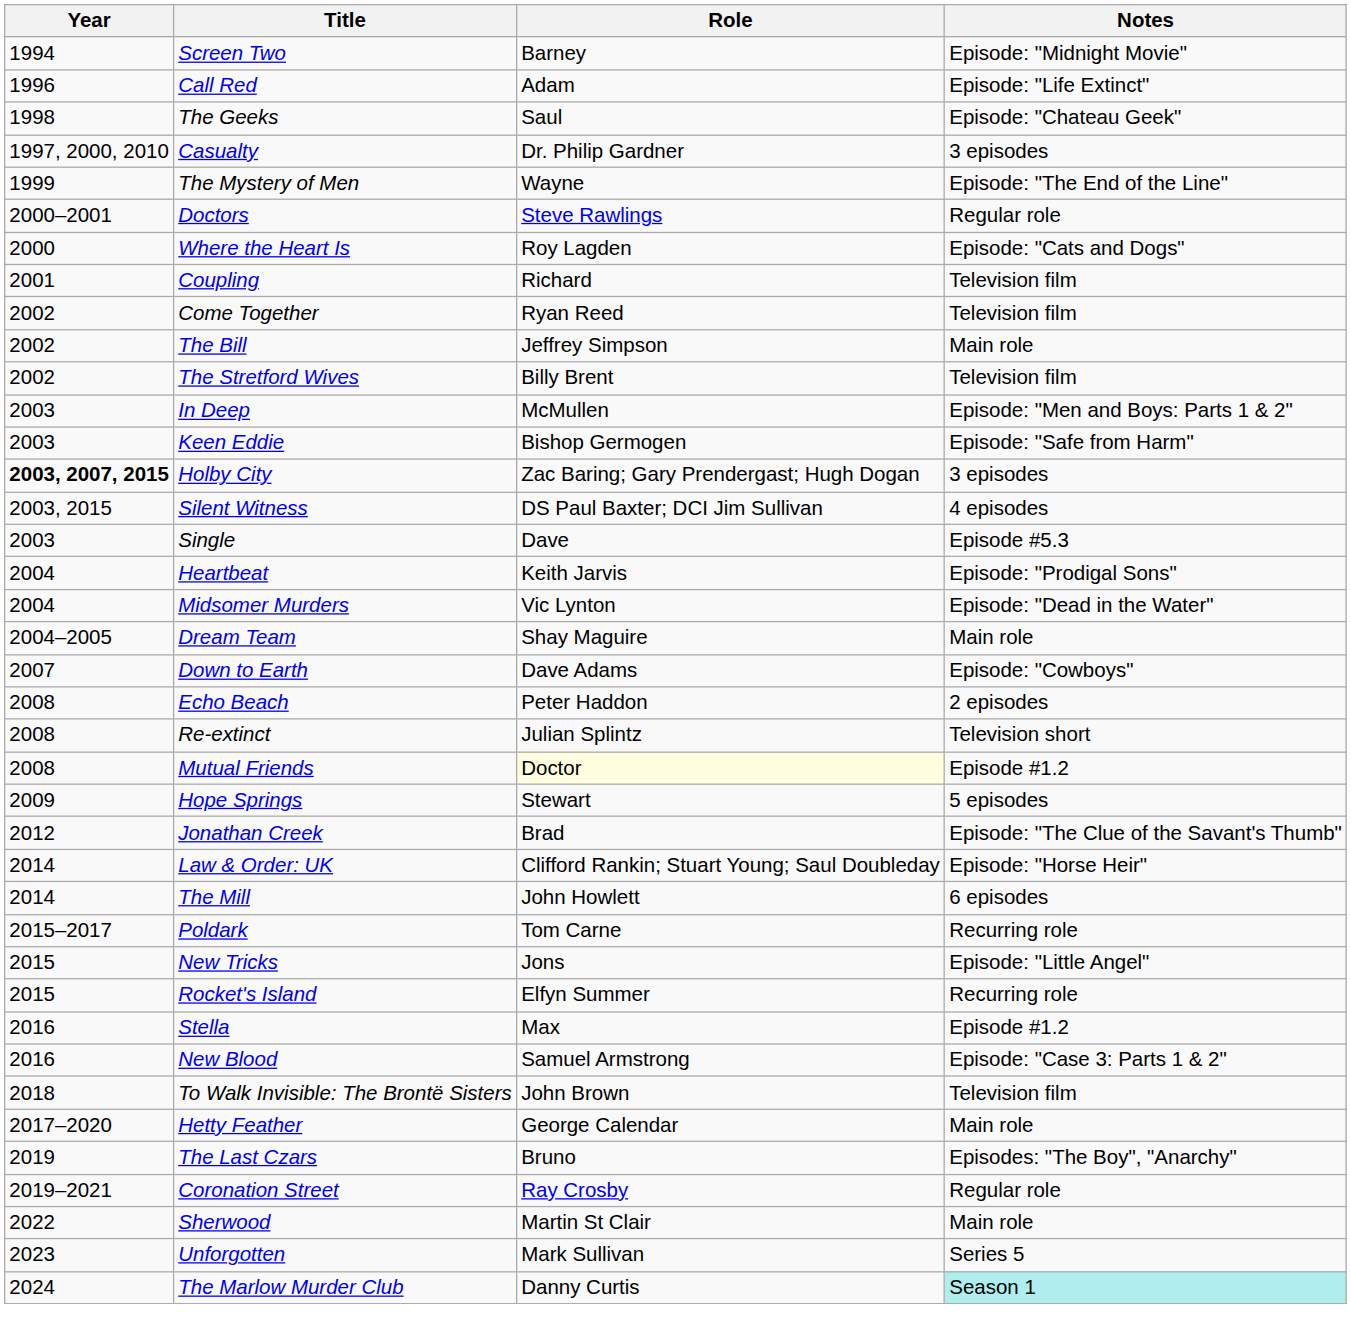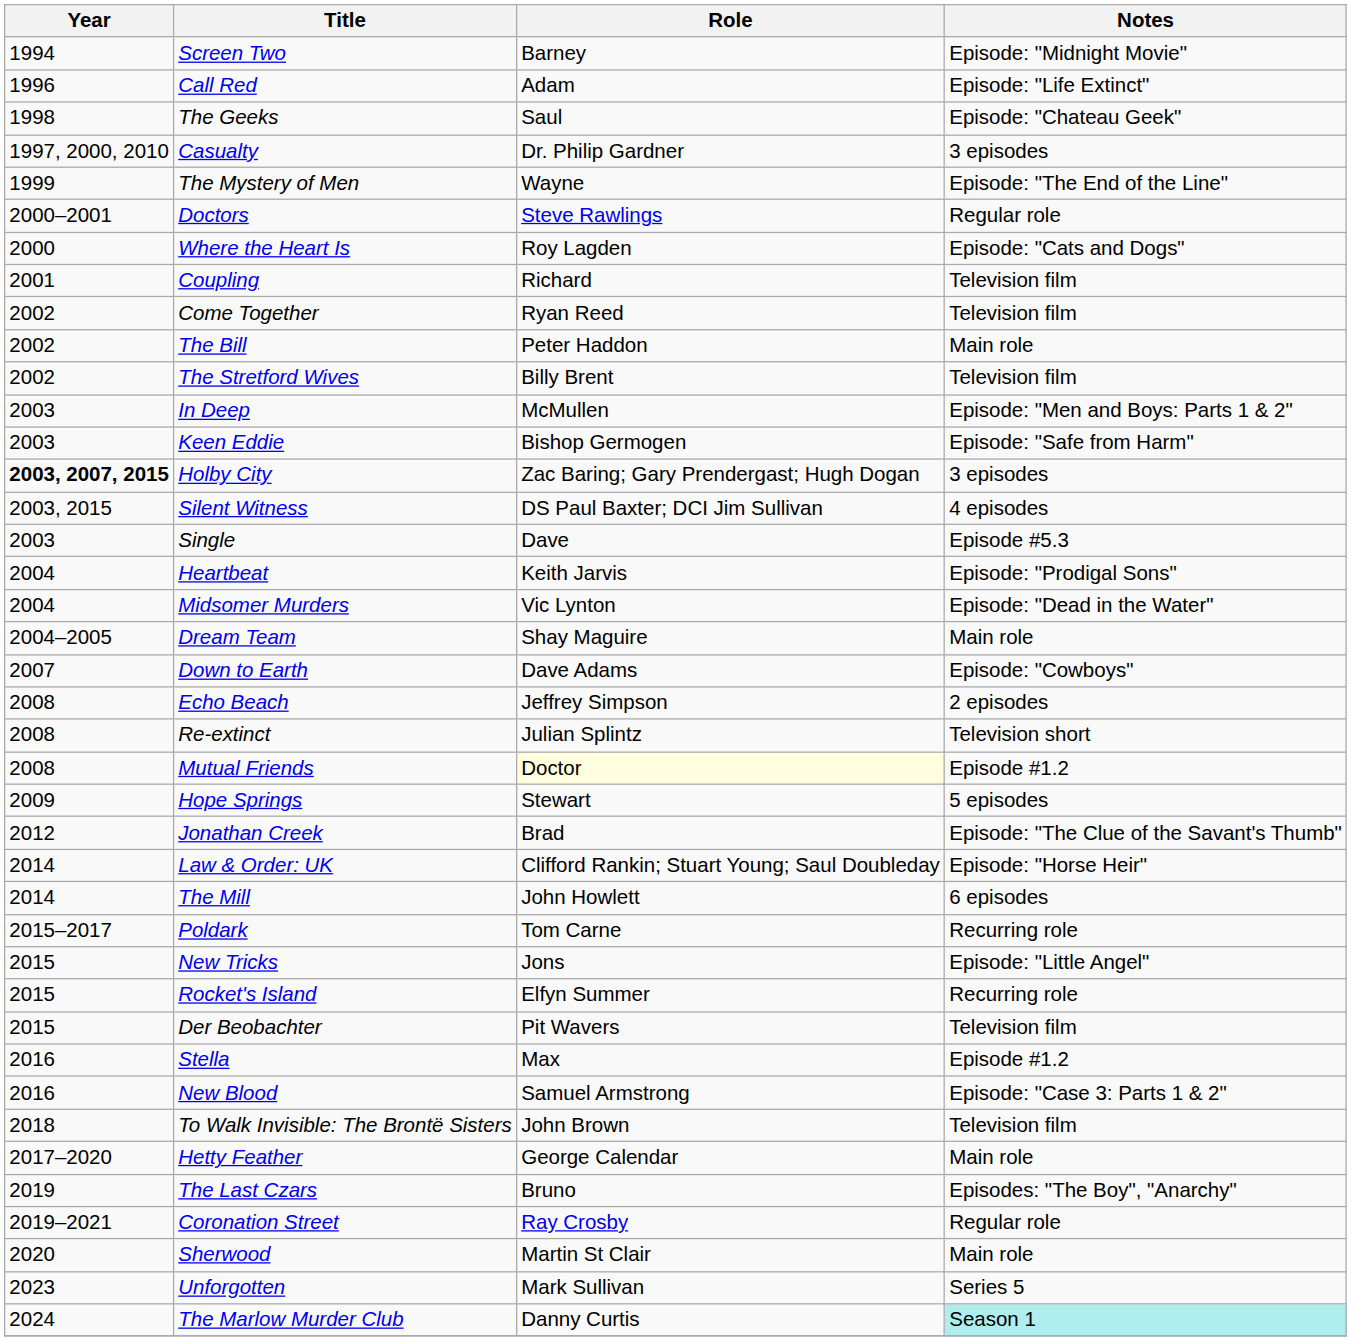(594, 345) Jeffrey Simpson -> (584, 345) Peter Haddon
(584, 702) Peter Haddon -> (594, 702) Jeffrey Simpson
+ row: (250, 1027)
(32, 1222) 2022 -> (32, 1254) 2020
